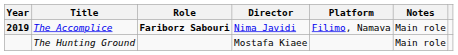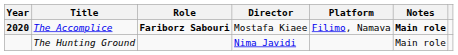(18, 27) 2019 -> (18, 27) 2020
(265, 27) Nima Javidi -> (271, 27) Mostafa Kiaee
(421, 27) normal -> (421, 27) bold
(271, 42) Mostafa Kiaee -> (265, 42) Nima Javidi
